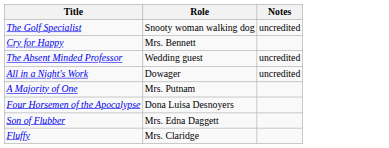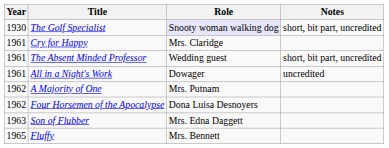+ column: (16, 12)
(200, 27) no background -> (224, 27) lavender background
(280, 27) uncredited -> (332, 27) short, bit part, uncredited
(170, 43) Mrs. Bennett -> (196, 43) Mrs. Claridge
(280, 58) uncredited -> (332, 58) short, bit part, uncredited
(172, 136) Mrs. Claridge -> (194, 136) Mrs. Bennett
